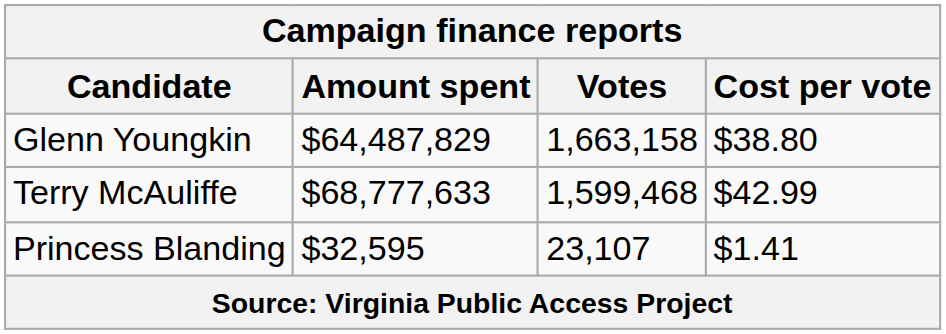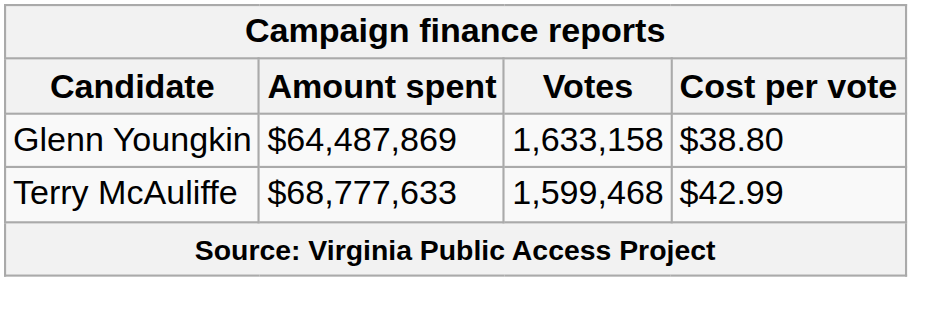(396, 139) $64,487,829 -> (362, 139) $64,487,869
(622, 139) 1,663,158 -> (588, 139) 1,633,158
- row: (149, 247)
